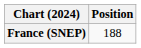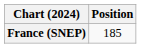(112, 33) 188 -> (112, 33) 185
